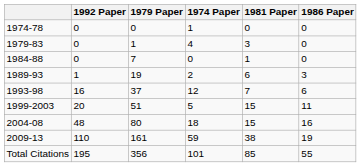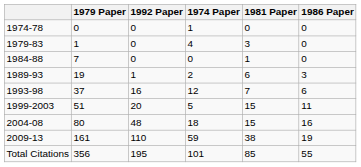columns swapped: (157, 12) <-> (100, 12)
